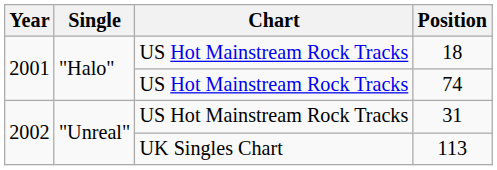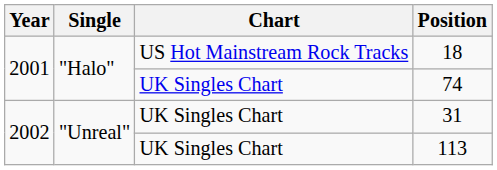(274, 84) US Hot Mainstream Rock Tracks -> (211, 84) UK Singles Chart
(274, 116) US Hot Mainstream Rock Tracks -> (211, 116) UK Singles Chart
